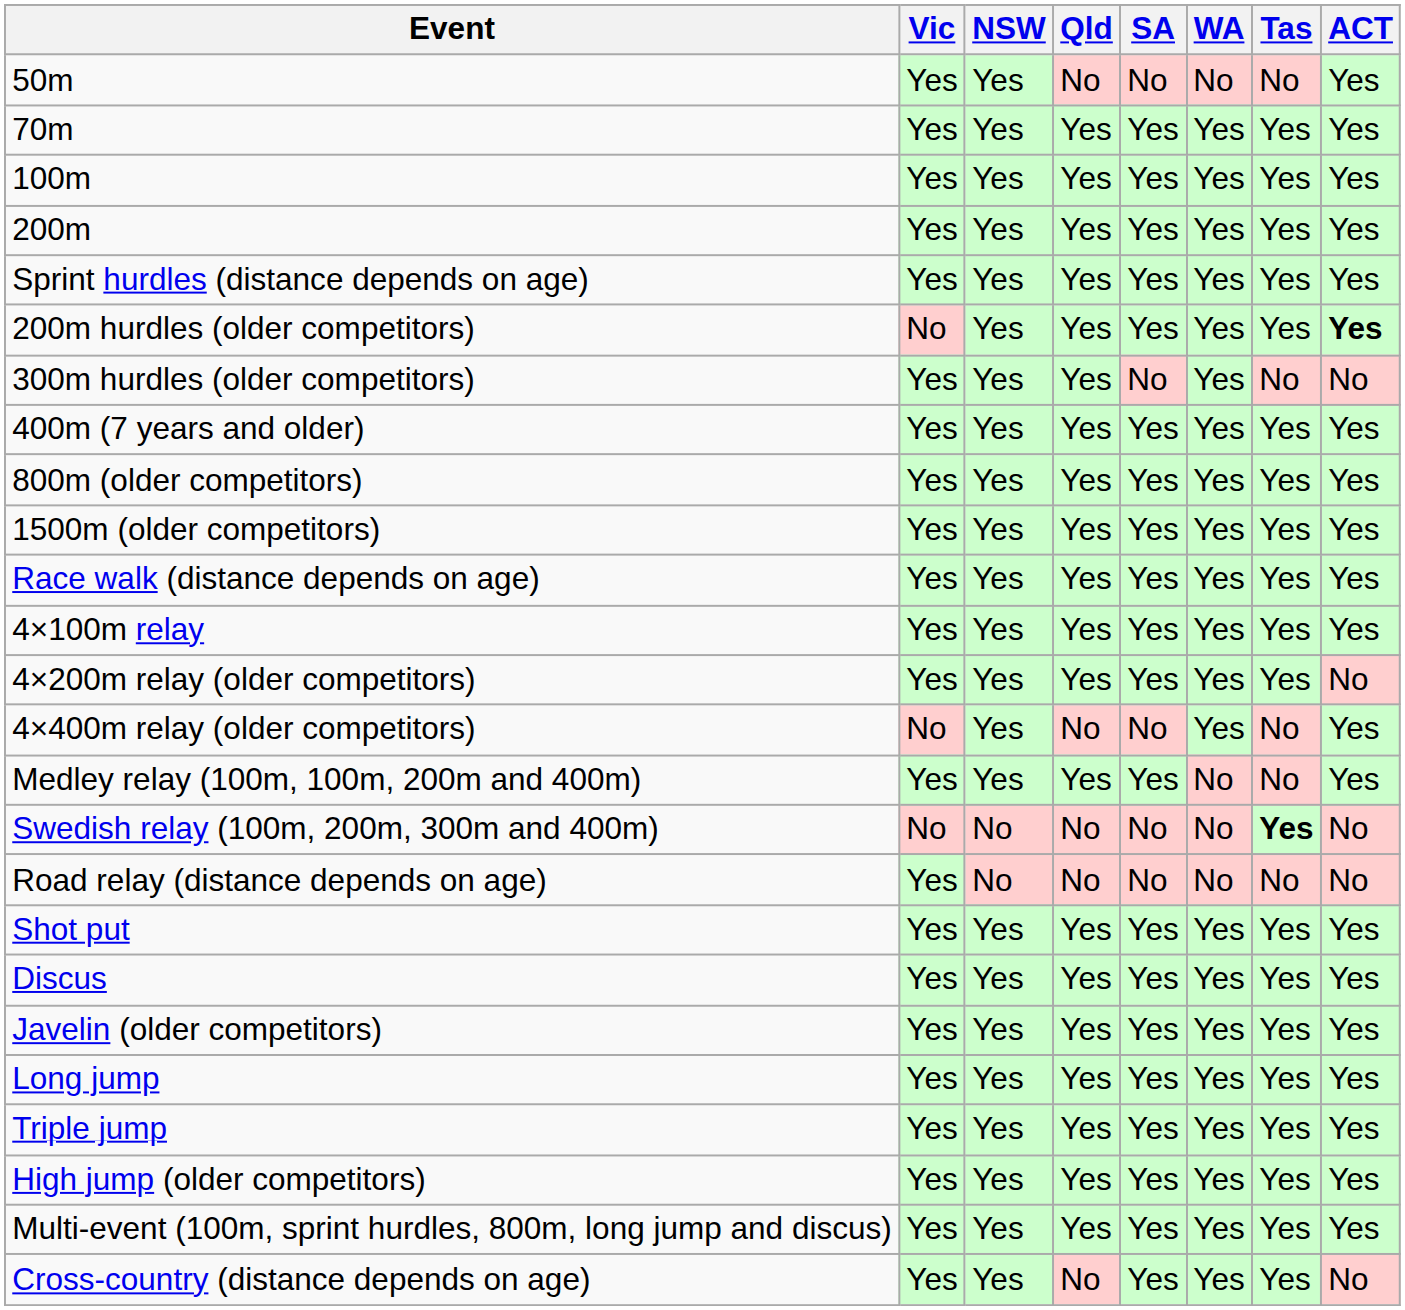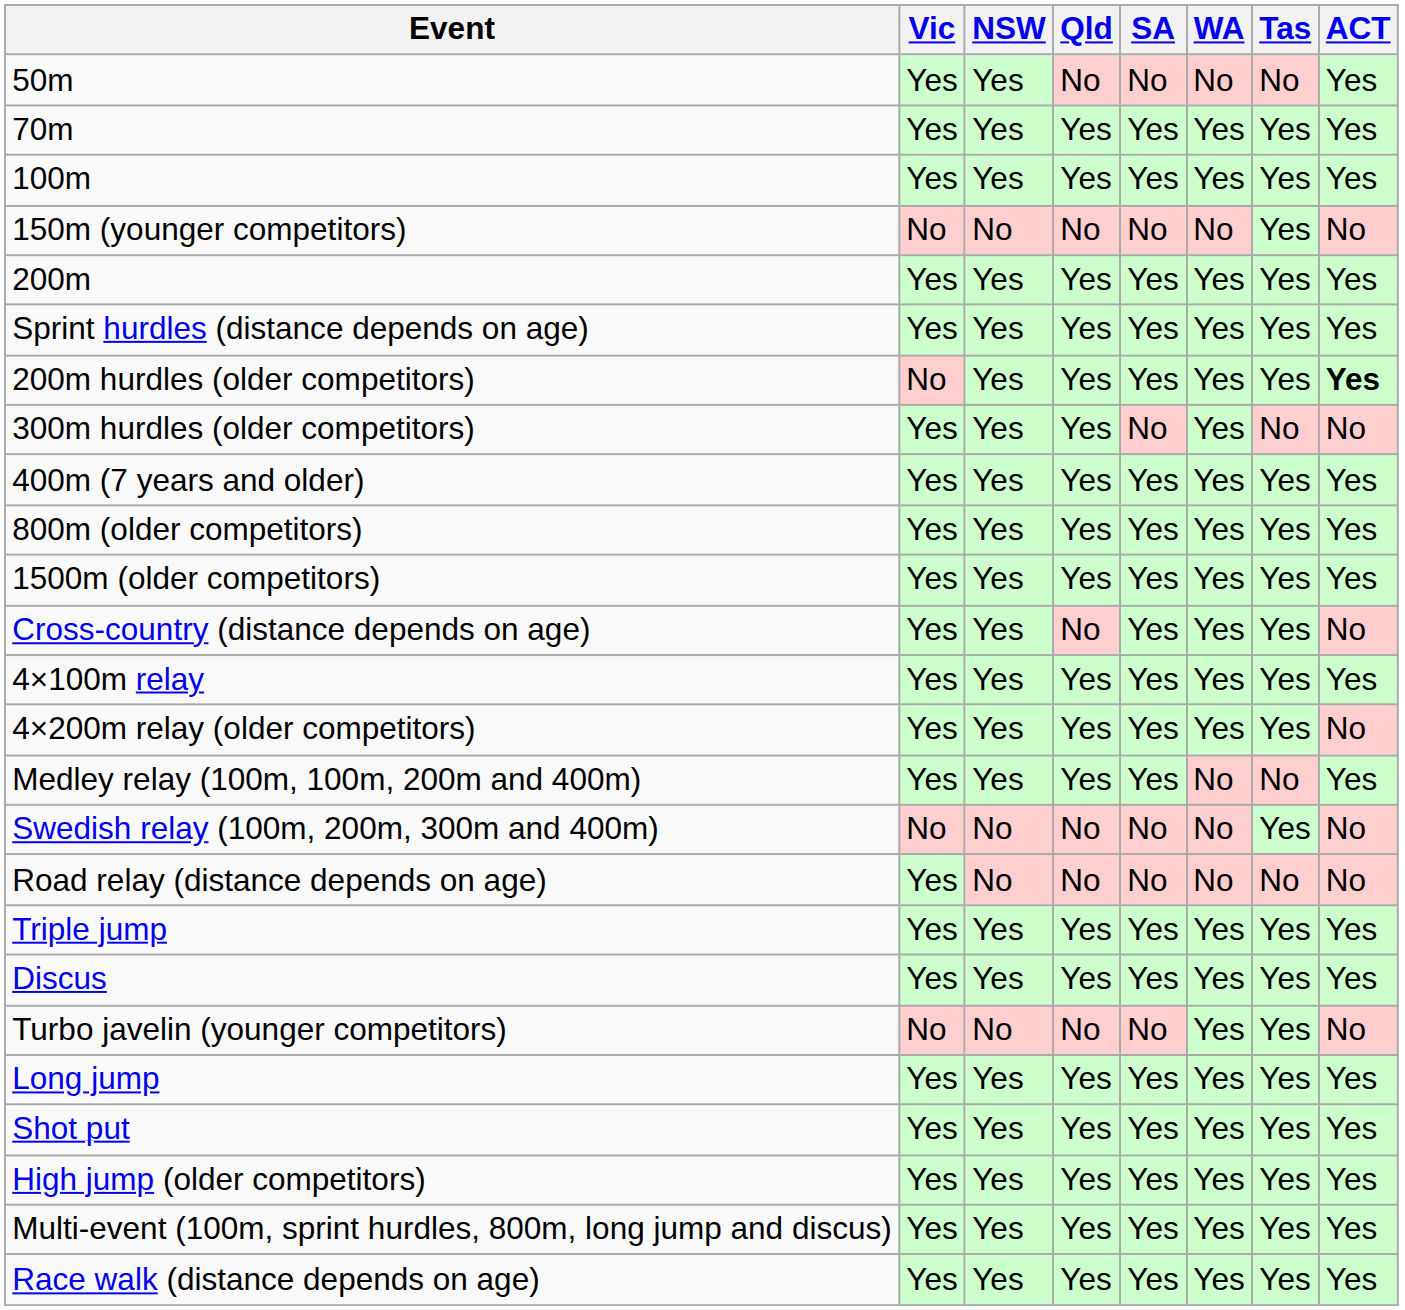+ row: (209, 229)
rows swapped: (276, 579) <-> (301, 1279)
- row: (244, 729)
(1286, 829) bold -> (1285, 829) normal
rows swapped: (71, 929) <-> (90, 1129)
- row: (197, 1029)
+ row: (260, 1029)
